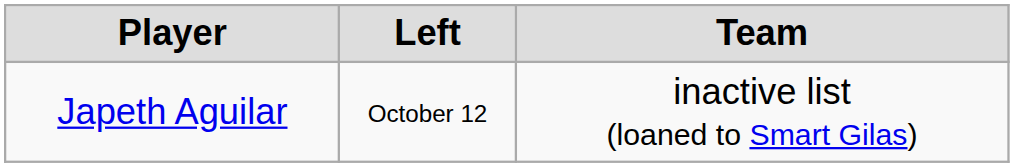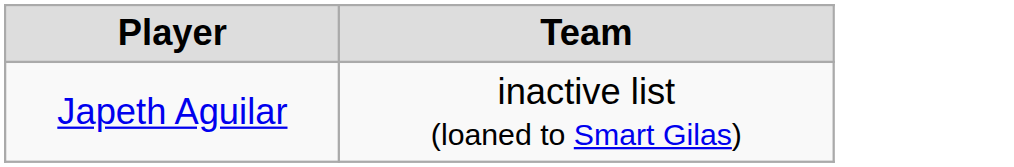- column: (427, 33)
